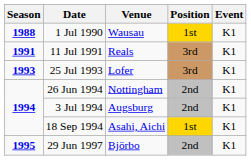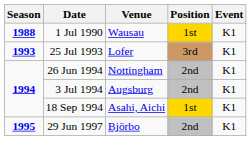- row: (76, 51)
